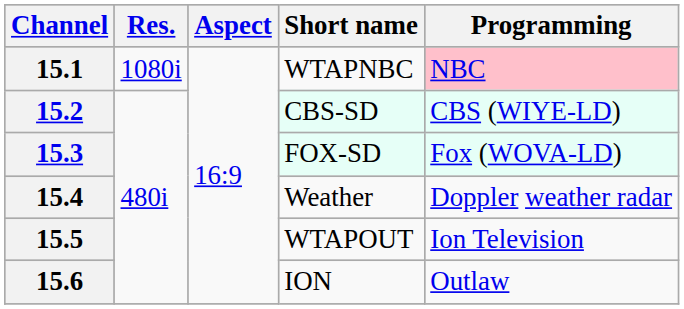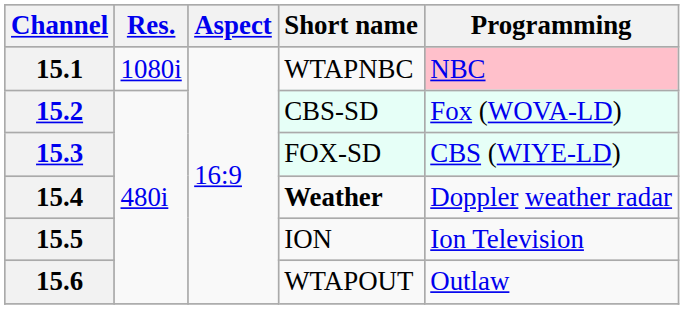(525, 111) CBS (WIYE-LD) -> (526, 111) Fox (WOVA-LD)
(526, 153) Fox (WOVA-LD) -> (525, 153) CBS (WIYE-LD)
(329, 196) normal -> (333, 196) bold
(349, 238) WTAPOUT -> (308, 238) ION
(308, 281) ION -> (349, 281) WTAPOUT
